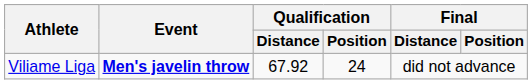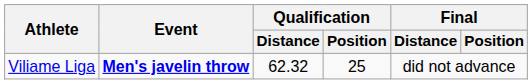(288, 67) 67.92 -> (288, 67) 62.32
(357, 67) 24 -> (357, 67) 25
